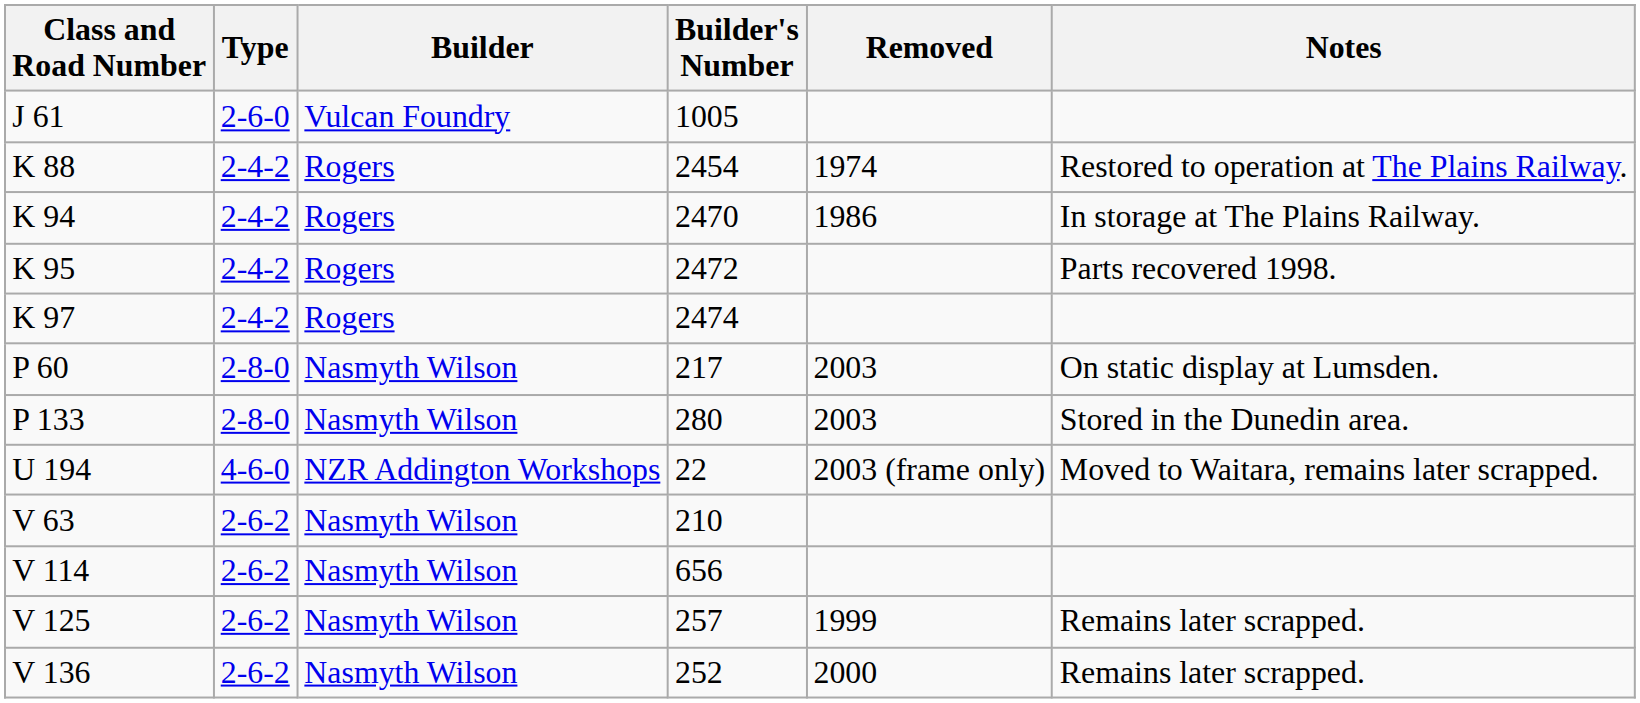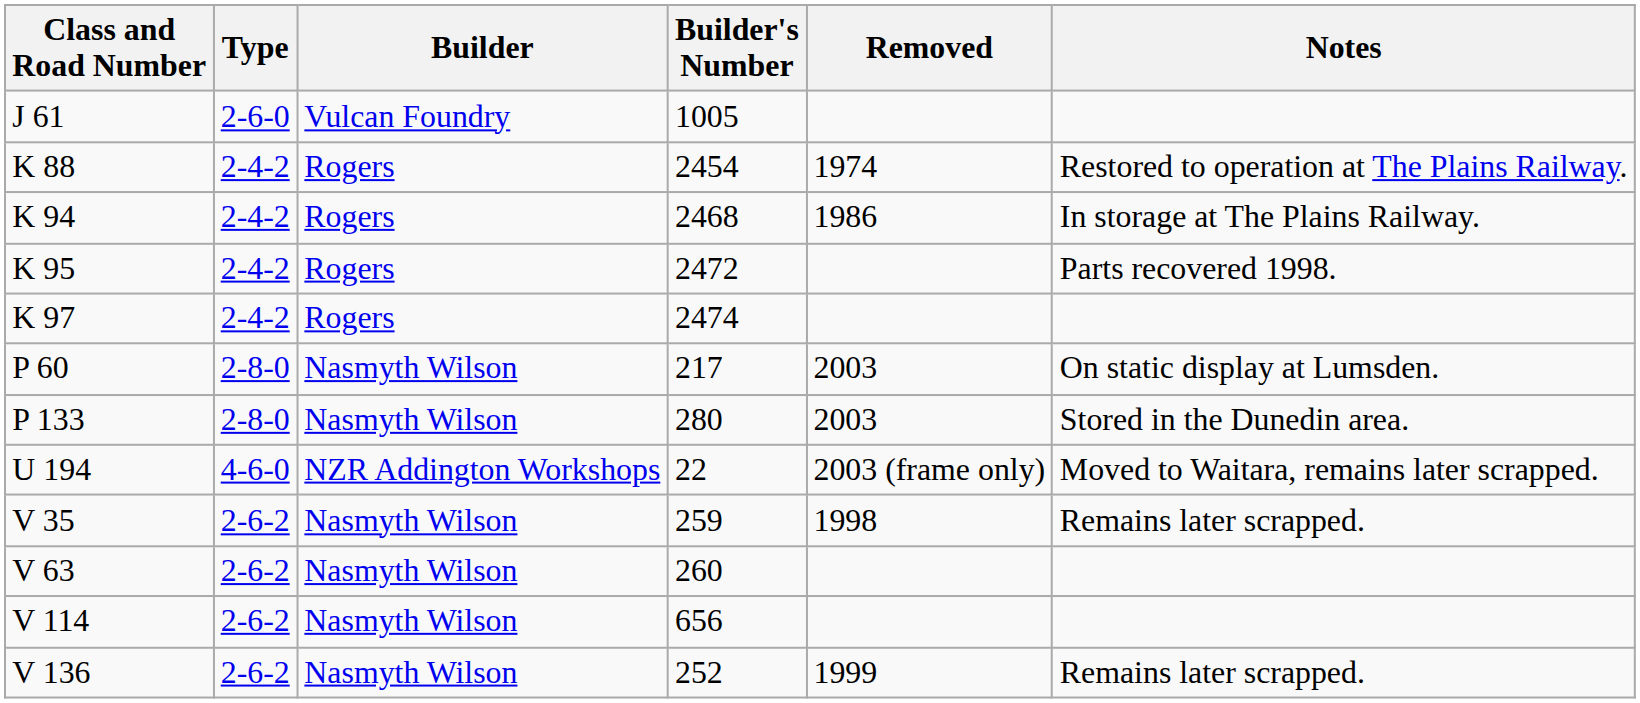(707, 217) 2470 -> (707, 217) 2468
+ row: (43, 520)
(699, 520) 210 -> (699, 570) 260
- row: (51, 621)
(845, 671) 2000 -> (845, 671) 1999
